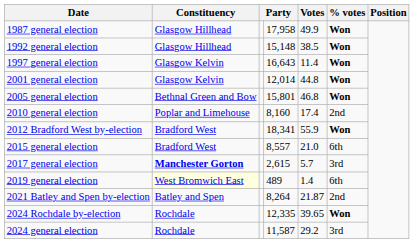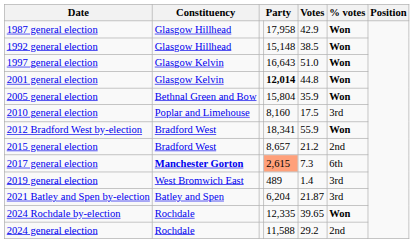(309, 29) 49.9 -> (309, 29) 42.9
(309, 63) 11.4 -> (309, 63) 51.0
(281, 79) normal -> (281, 79) bold
(281, 96) 15,801 -> (281, 96) 15,804
(309, 96) 46.8 -> (309, 96) 35.9
(309, 113) 17.4 -> (309, 113) 17.5
(337, 113) 2nd -> (336, 113) 3rd
(278, 146) 8,557 -> (278, 146) 8,657
(309, 146) 21.0 -> (309, 146) 21.2
(336, 146) 6th -> (337, 146) 2nd
(278, 163) no background -> (278, 163) lightsalmon background
(307, 163) 5.7 -> (307, 163) 7.3
(336, 163) 3rd -> (336, 163) 6th
(199, 180) lightyellow background -> (199, 180) no background
(336, 180) 6th -> (336, 180) 3rd
(278, 197) 8,264 -> (278, 197) 6,204
(337, 197) 2nd -> (336, 197) 3rd
(281, 230) 11,587 -> (281, 230) 11,588
(336, 230) 3rd -> (337, 230) 2nd
